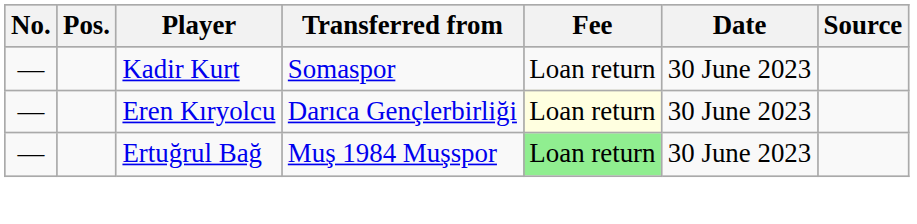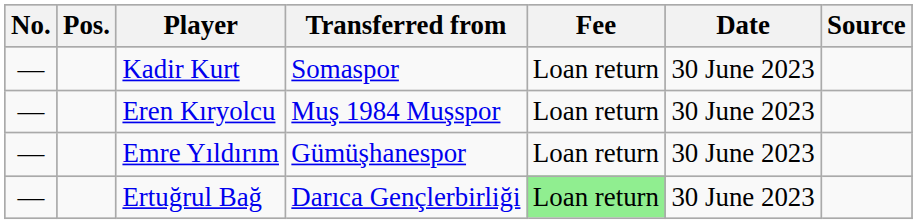(402, 111) Darıca Gençlerbirliği -> (396, 111) Muş 1984 Muşspor
(592, 111) lightyellow background -> (596, 111) no background
+ row: (201, 153)
(392, 153) Muş 1984 Muşspor -> (406, 196) Darıca Gençlerbirliği
